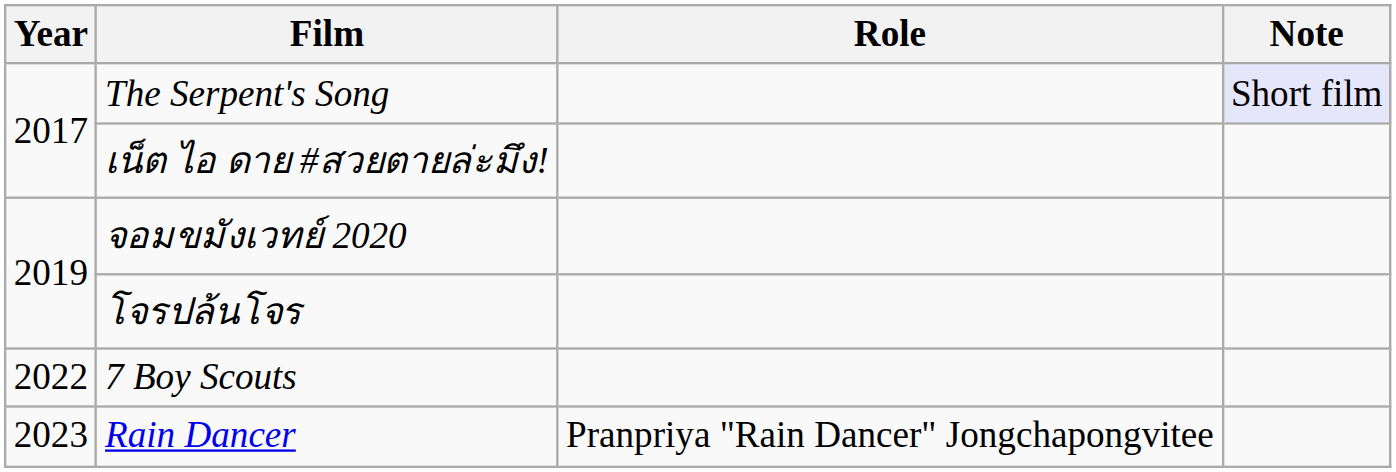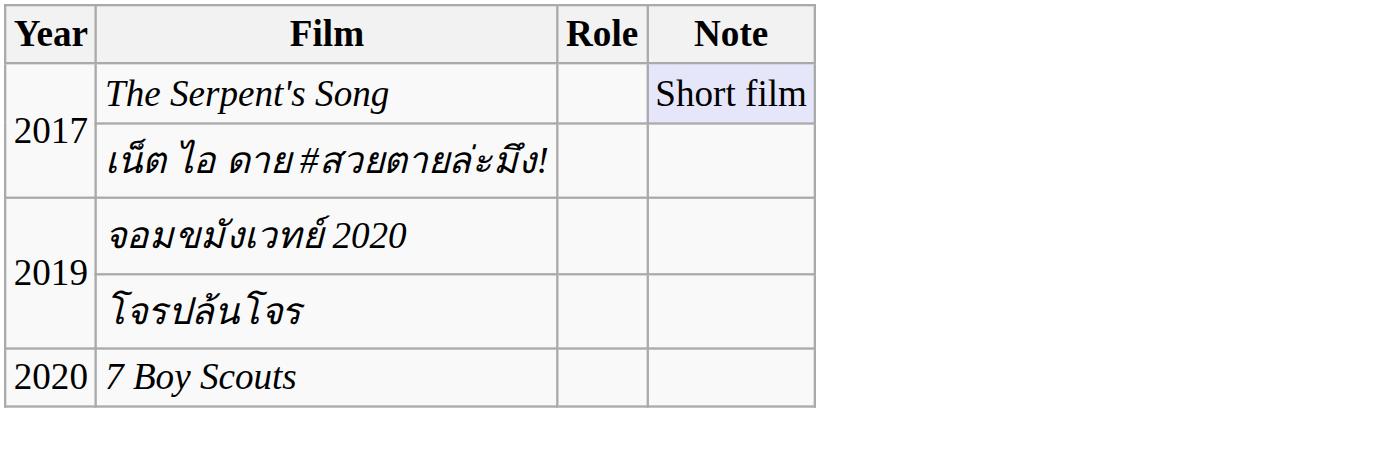(51, 377) 2022 -> (51, 377) 2020
- row: (200, 435)
